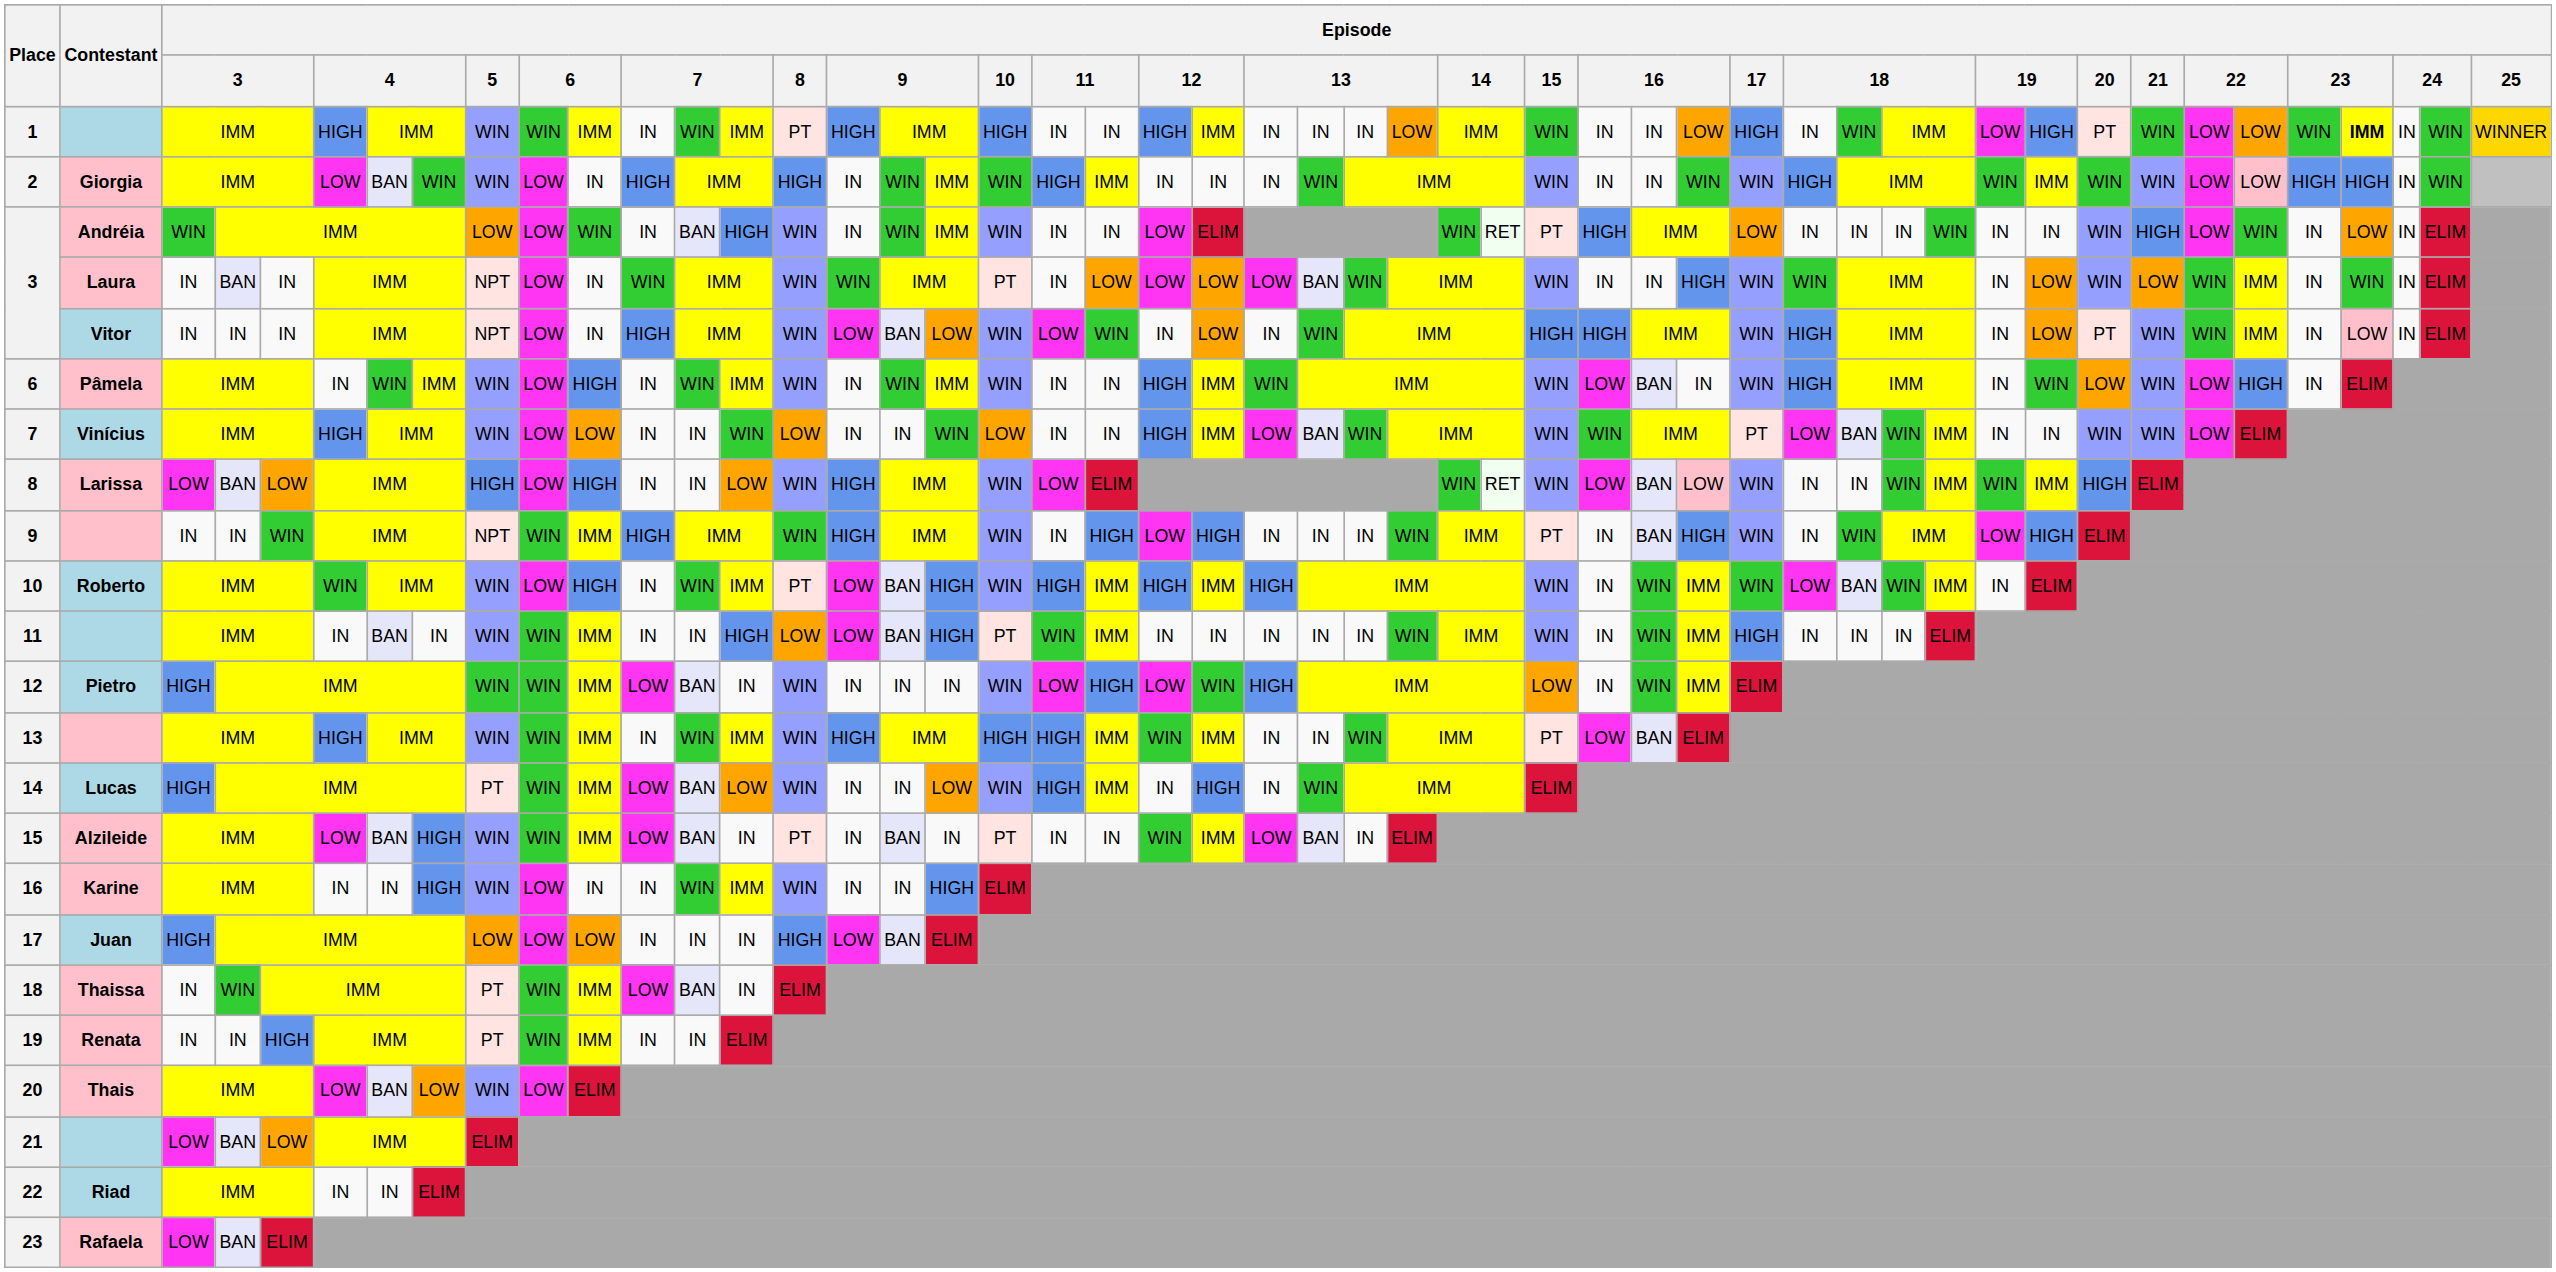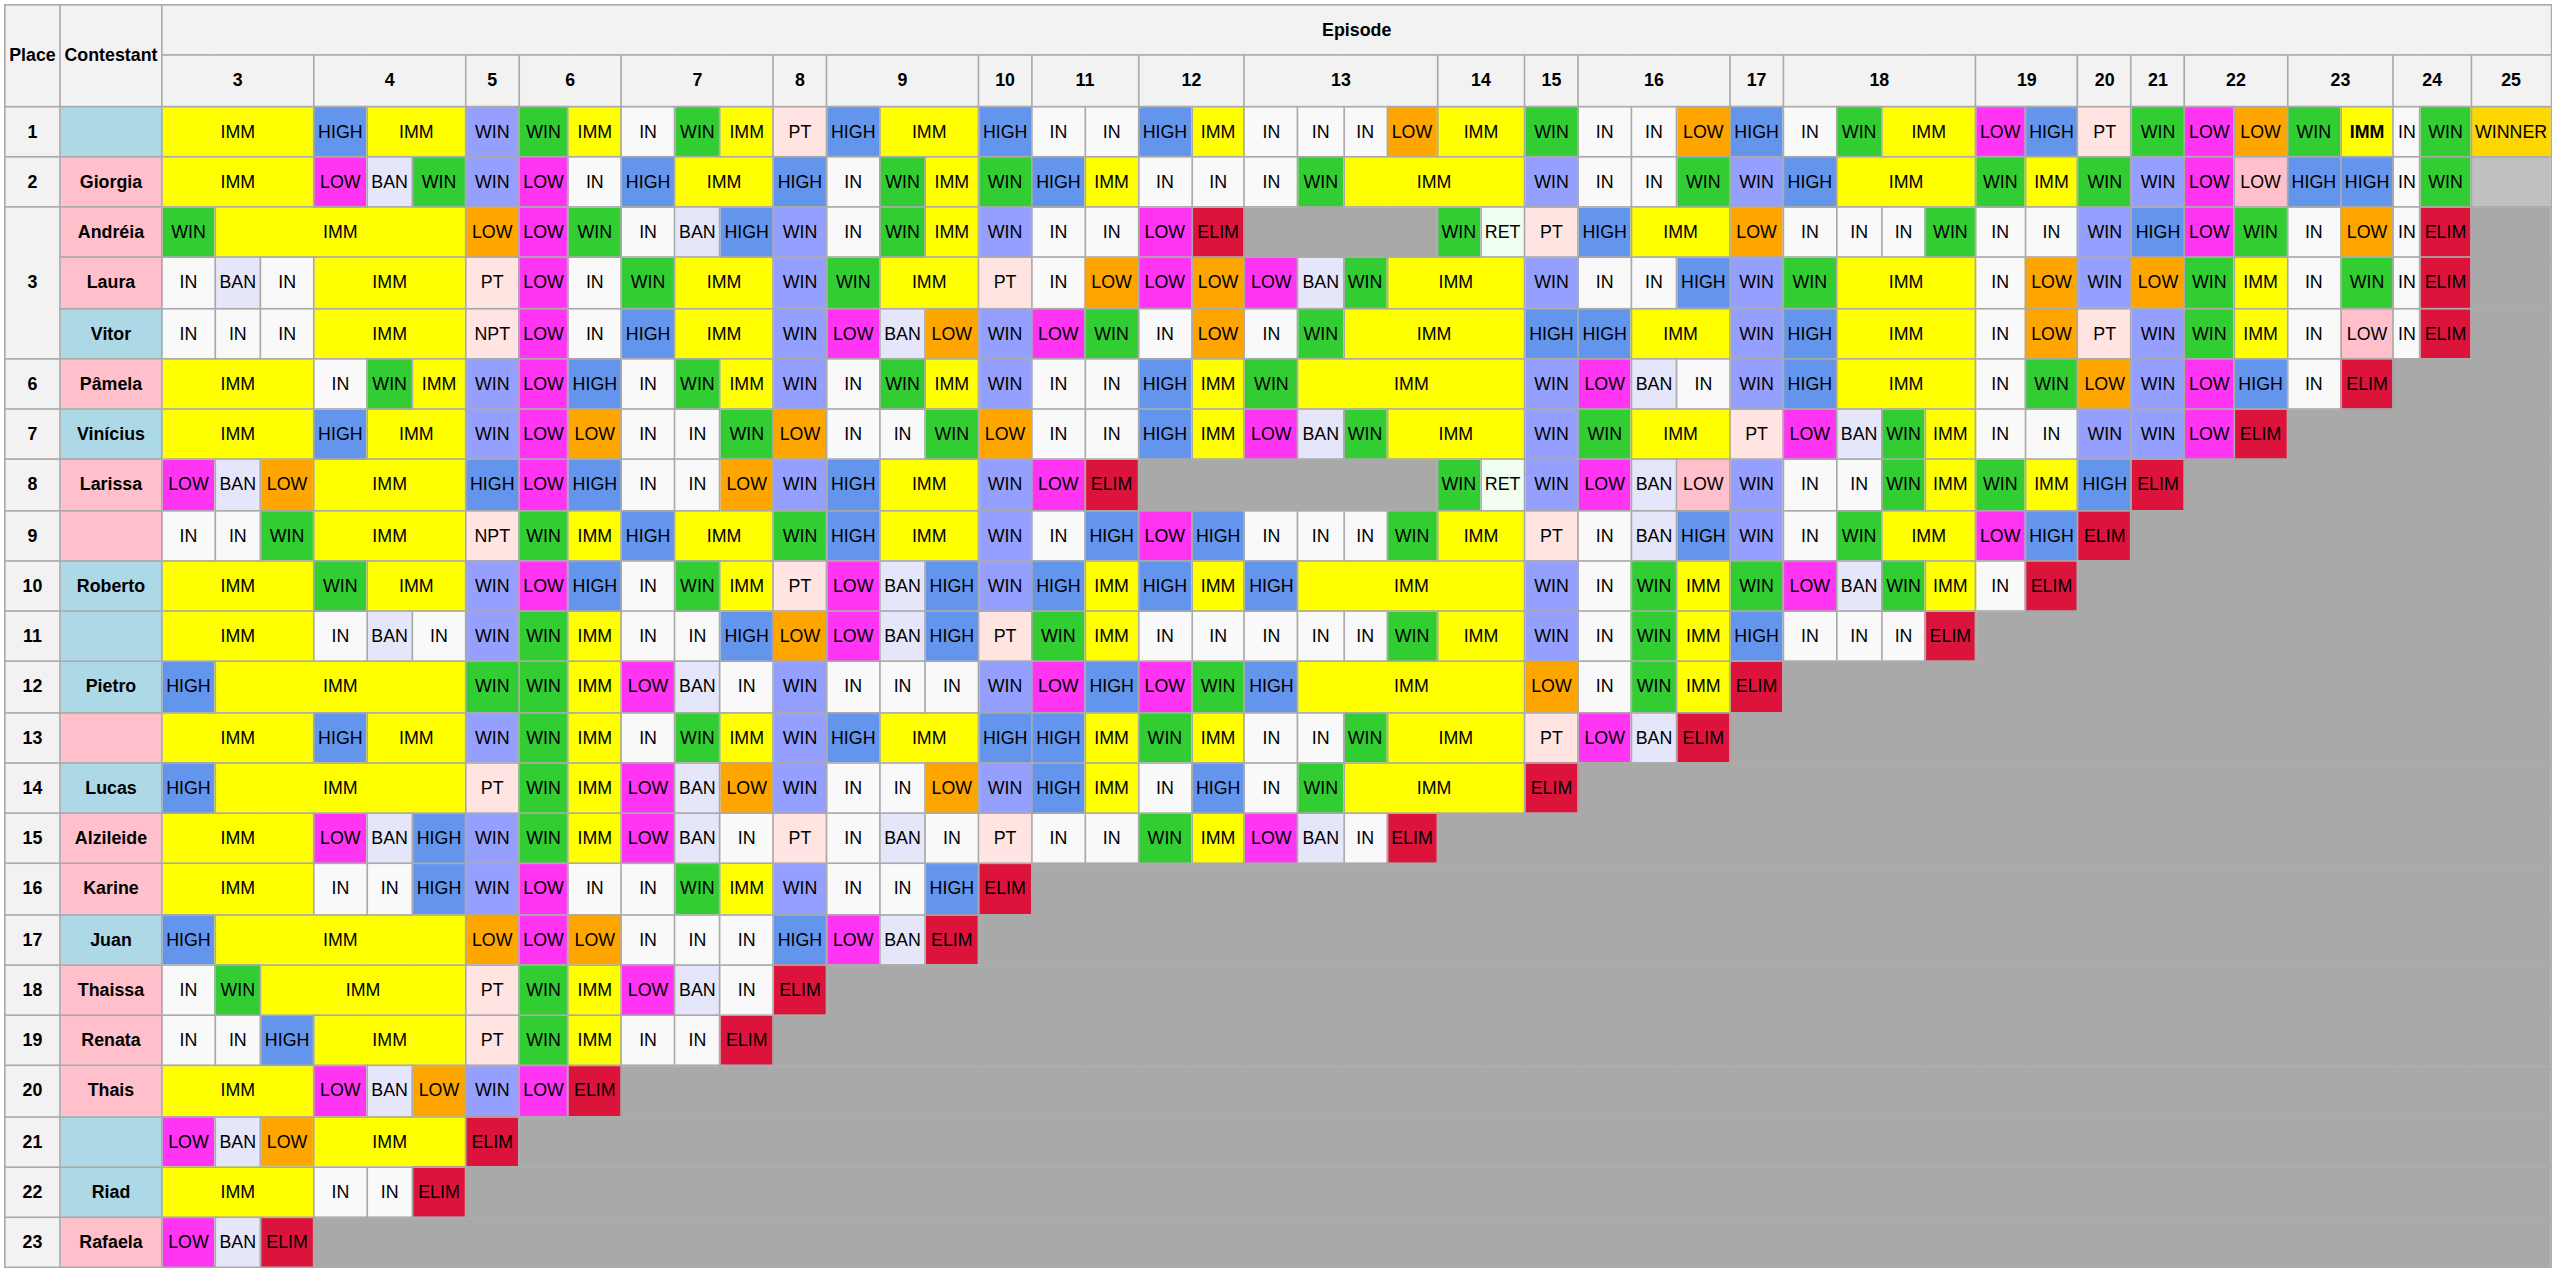(492, 282) NPT -> (492, 282) PT
